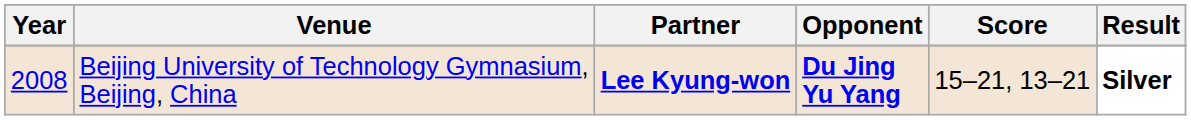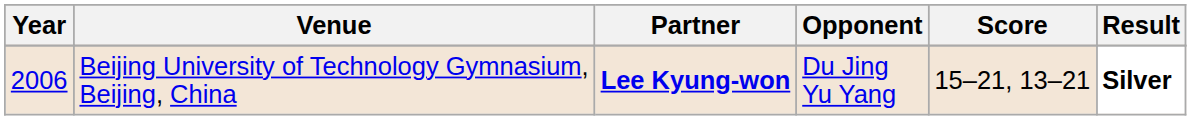(39, 80) 2008 -> (39, 80) 2006
(852, 80) bold -> (849, 80) normal
